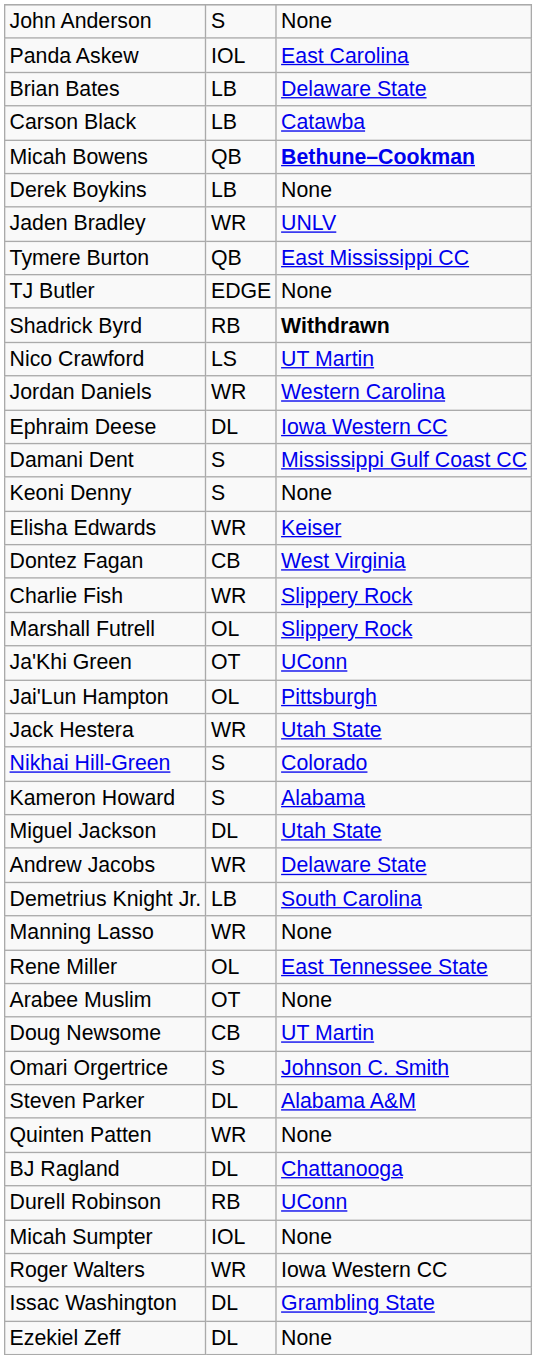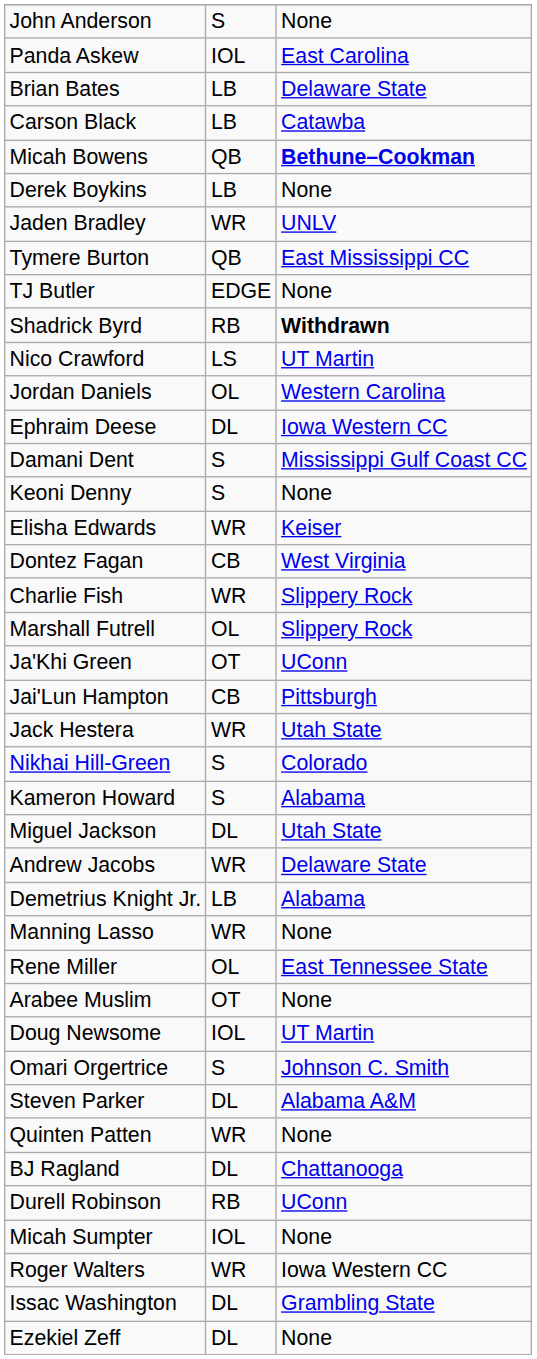(229, 392) WR -> (225, 392) OL
(225, 696) OL -> (226, 696) CB
(351, 898) South Carolina -> (323, 898) Alabama
(226, 1033) CB -> (228, 1033) IOL
